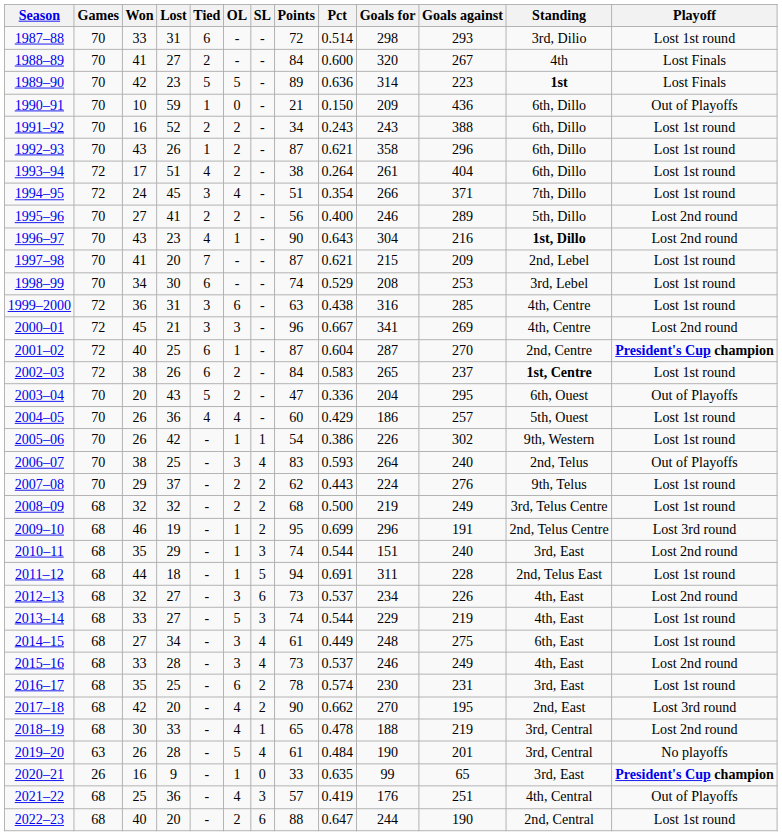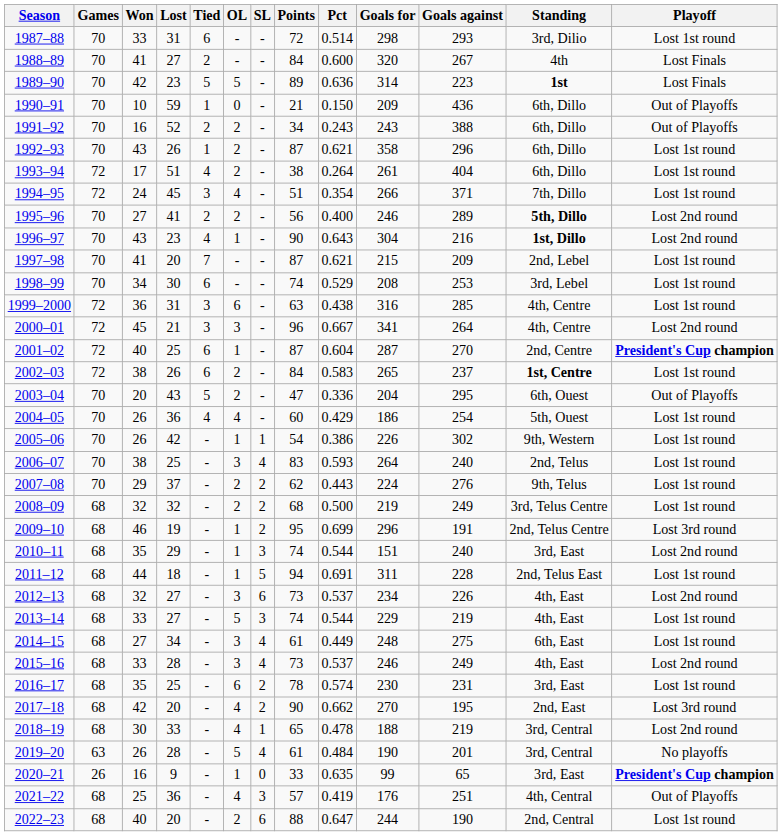(695, 127) Lost 1st round -> (695, 127) Out of Playoffs
(559, 216) normal -> (559, 216) bold
(463, 328) 269 -> (463, 328) 264
(463, 417) 257 -> (463, 417) 254
(695, 462) Out of Playoffs -> (695, 462) Lost 1st round
